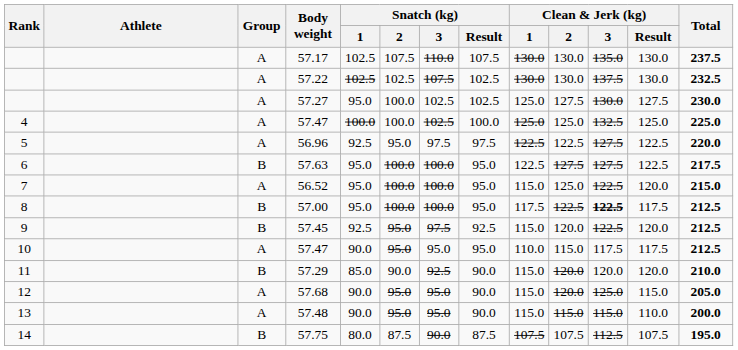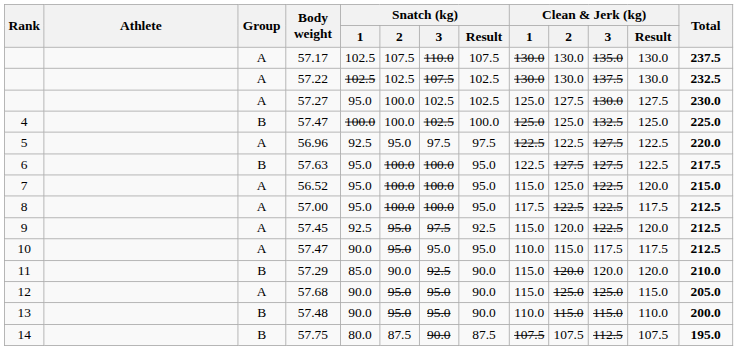(262, 121) A -> (262, 121) B
(262, 206) B -> (262, 206) A
(608, 206) bold -> (608, 206) normal
(262, 228) B -> (262, 228) A
(569, 292) 120.0 -> (569, 292) 125.0
(262, 313) A -> (262, 313) B
(529, 313) 115.0 -> (529, 313) 110.0
